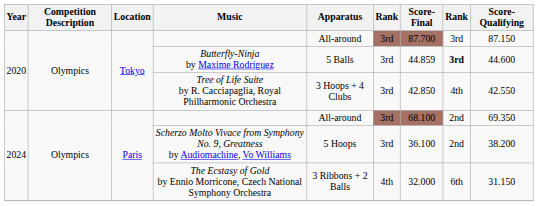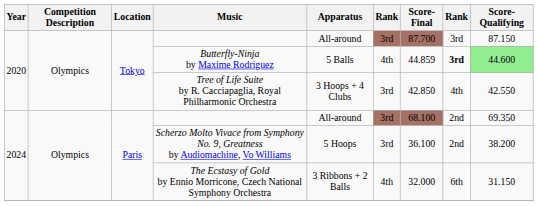(387, 59) 3rd -> (387, 59) 4th
(502, 59) no background -> (502, 59) lightgreen background
